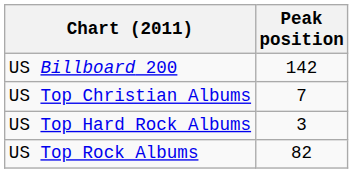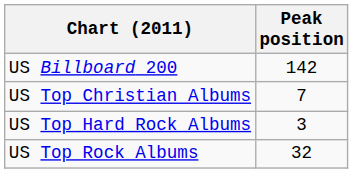(302, 154) 82 -> (302, 154) 32
